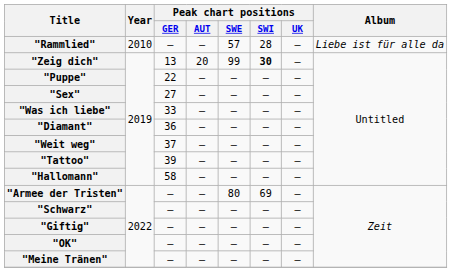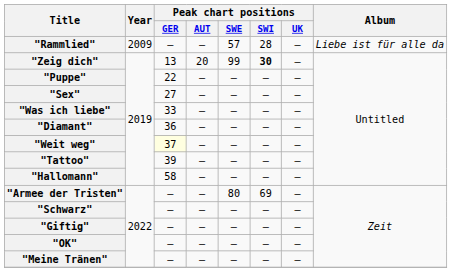(140, 45) 2010 -> (140, 45) 2009
(170, 144) no background -> (170, 144) lightyellow background
